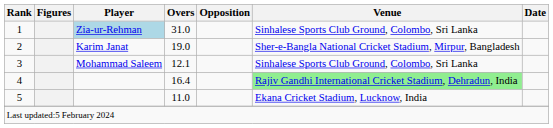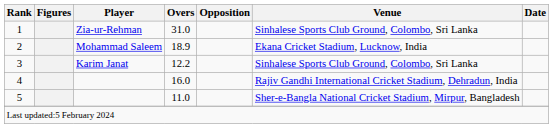(109, 30) lightblue background -> (109, 30) no background
(102, 47) Karim Janat -> (119, 47) Mohammad Saleem
(181, 47) 19.0 -> (181, 47) 18.9
(387, 47) Sher-e-Bangla National Cricket Stadium, Mirpur, Bangladesh -> (341, 47) Ekana Cricket Stadium, Lucknow, India
(119, 64) Mohammad Saleem -> (102, 64) Karim Janat
(181, 64) 12.1 -> (181, 64) 12.2
(181, 81) 16.4 -> (181, 81) 16.0
(386, 81) lightgreen background -> (386, 81) no background
(341, 98) Ekana Cricket Stadium, Lucknow, India -> (387, 98) Sher-e-Bangla National Cricket Stadium, Mirpur, Bangladesh
